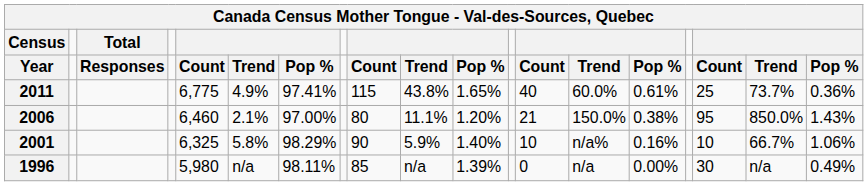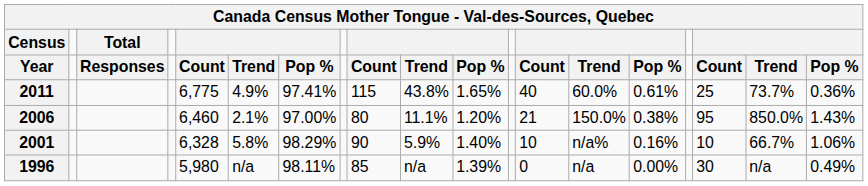(199, 142) 6,325 -> (199, 142) 6,328
